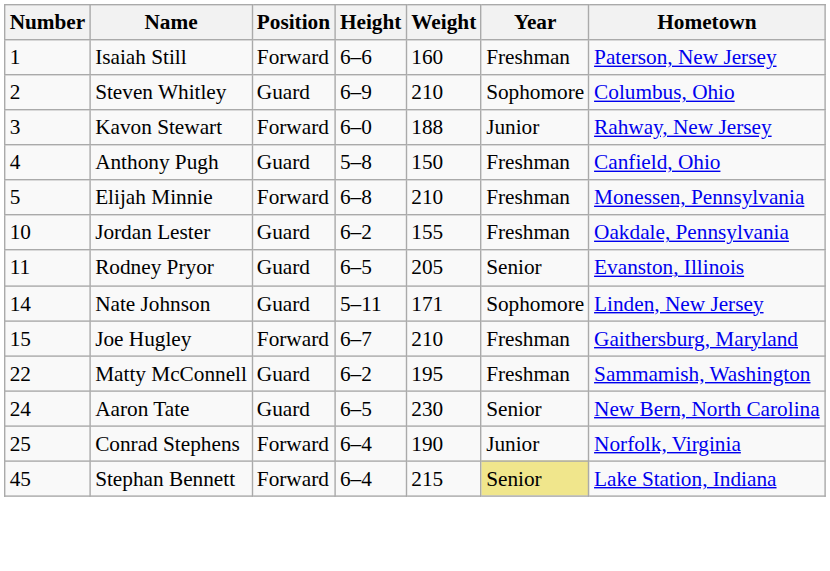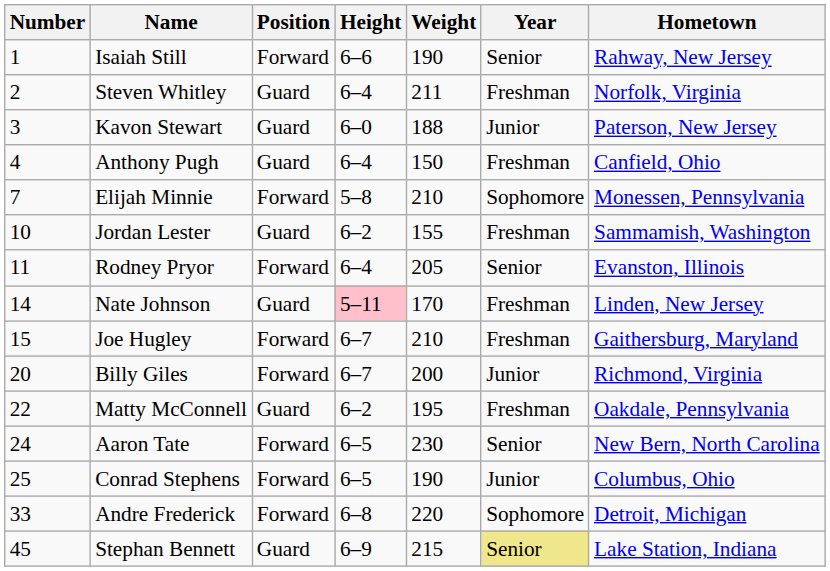(427, 57) 160 -> (427, 57) 190
(528, 57) Freshman -> (514, 57) Senior
(685, 57) Paterson, New Jersey -> (683, 57) Rahway, New Jersey
(356, 92) 6–9 -> (356, 92) 6–4
(427, 92) 210 -> (427, 92) 211
(535, 92) Sophomore -> (528, 92) Freshman
(664, 92) Columbus, Ohio -> (667, 92) Norfolk, Virginia
(293, 127) Forward -> (283, 127) Guard
(683, 127) Rahway, New Jersey -> (685, 127) Paterson, New Jersey
(356, 162) 5–8 -> (356, 162) 6–4
(15, 197) 5 -> (15, 197) 7
(356, 197) 6–8 -> (356, 197) 5–8
(528, 197) Freshman -> (535, 197) Sophomore
(692, 232) Oakdale, Pennsylvania -> (702, 232) Sammamish, Washington
(283, 267) Guard -> (293, 267) Forward
(356, 267) 6–5 -> (356, 267) 6–4
(361, 302) no background -> (361, 302) pink background
(427, 302) 171 -> (427, 302) 170
(535, 302) Sophomore -> (528, 302) Freshman
+ row: (142, 373)
(702, 373) Sammamish, Washington -> (692, 408) Oakdale, Pennsylvania
(283, 408) Guard -> (293, 443) Forward
(356, 443) 6–4 -> (356, 478) 6–5
(667, 443) Norfolk, Virginia -> (664, 478) Columbus, Ohio
+ row: (165, 513)
(293, 478) Forward -> (283, 548) Guard
(356, 478) 6–4 -> (356, 548) 6–9
